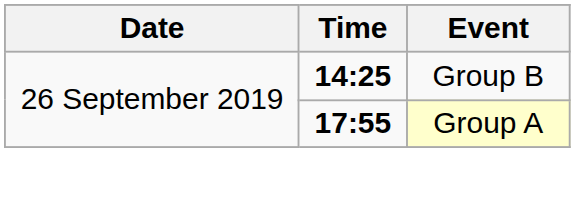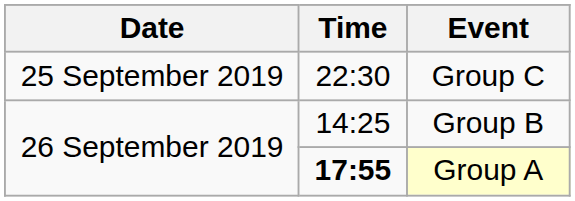+ row: (488, 75)
(353, 75) bold -> (353, 123) normal
